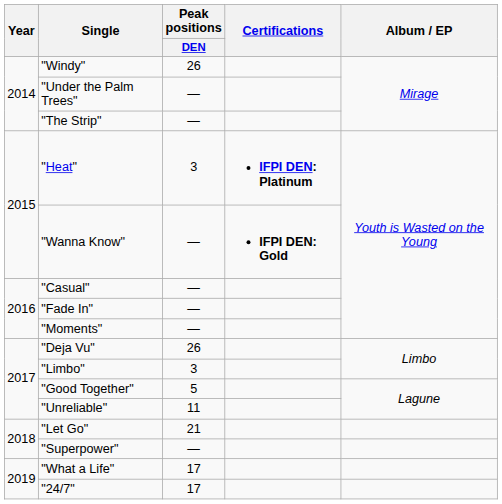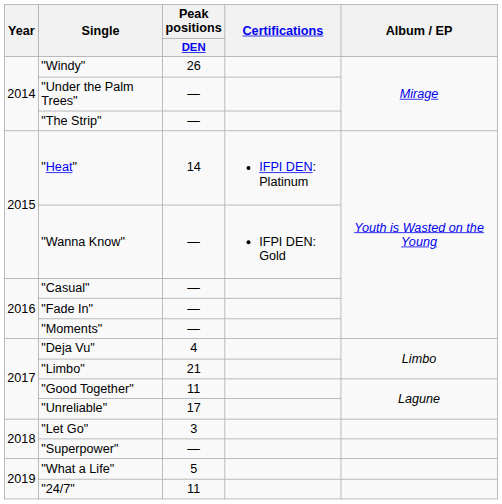(194, 167) 3 -> (194, 167) 14
(283, 175) bold -> (283, 175) normal
(283, 249) bold -> (283, 249) normal
(194, 348) 26 -> (194, 348) 4
(194, 368) 3 -> (194, 368) 21
(194, 388) 5 -> (194, 388) 11
(194, 408) 11 -> (194, 408) 17
(194, 428) 21 -> (194, 428) 3
(194, 469) 17 -> (194, 469) 5
(194, 489) 17 -> (194, 489) 11
